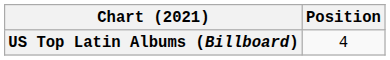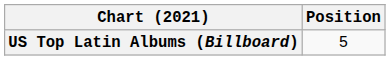(343, 43) 4 -> (343, 43) 5
